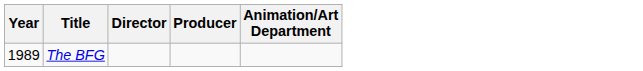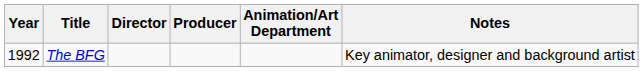+ column: (490, 24)
(24, 54) 1989 -> (24, 54) 1992
